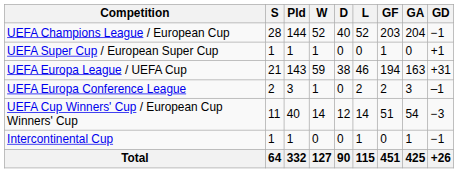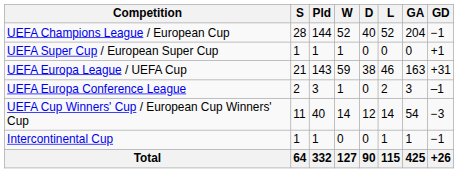- column: (390, 13)
